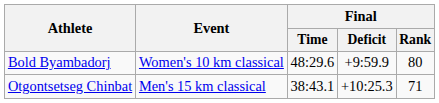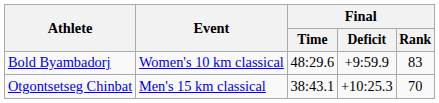(415, 62) 80 -> (415, 62) 83
(415, 86) 71 -> (415, 86) 70
